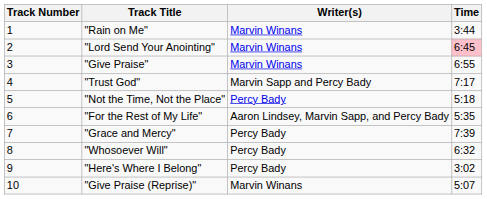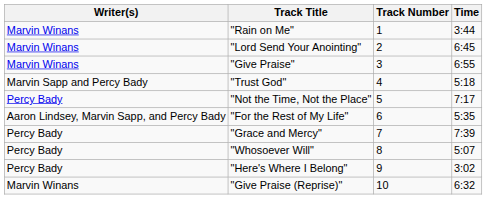columns swapped: (43, 13) <-> (340, 13)
(465, 47) pink background -> (465, 47) no background
(465, 82) 7:17 -> (465, 82) 5:18
(465, 99) 5:18 -> (465, 99) 7:17
(465, 151) 6:32 -> (465, 151) 5:07
(465, 185) 5:07 -> (465, 185) 6:32
